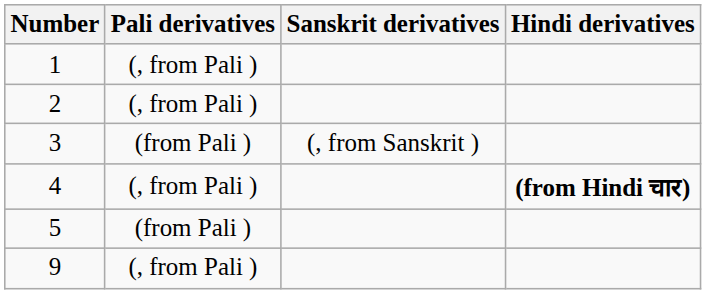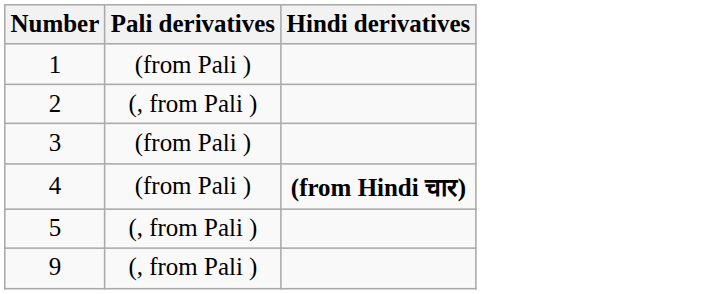- column: (393, 24)
(193, 63) (, from Pali ) -> (193, 63) (from Pali )
(193, 185) (, from Pali ) -> (193, 185) (from Pali )
(193, 228) (from Pali ) -> (193, 228) (, from Pali )
